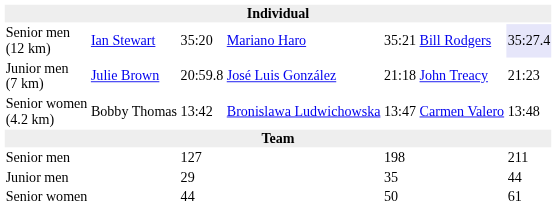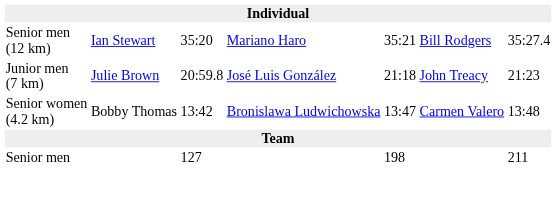(529, 40) lavender background -> (529, 40) no background
- row: (37, 177)
- row: (47, 196)
